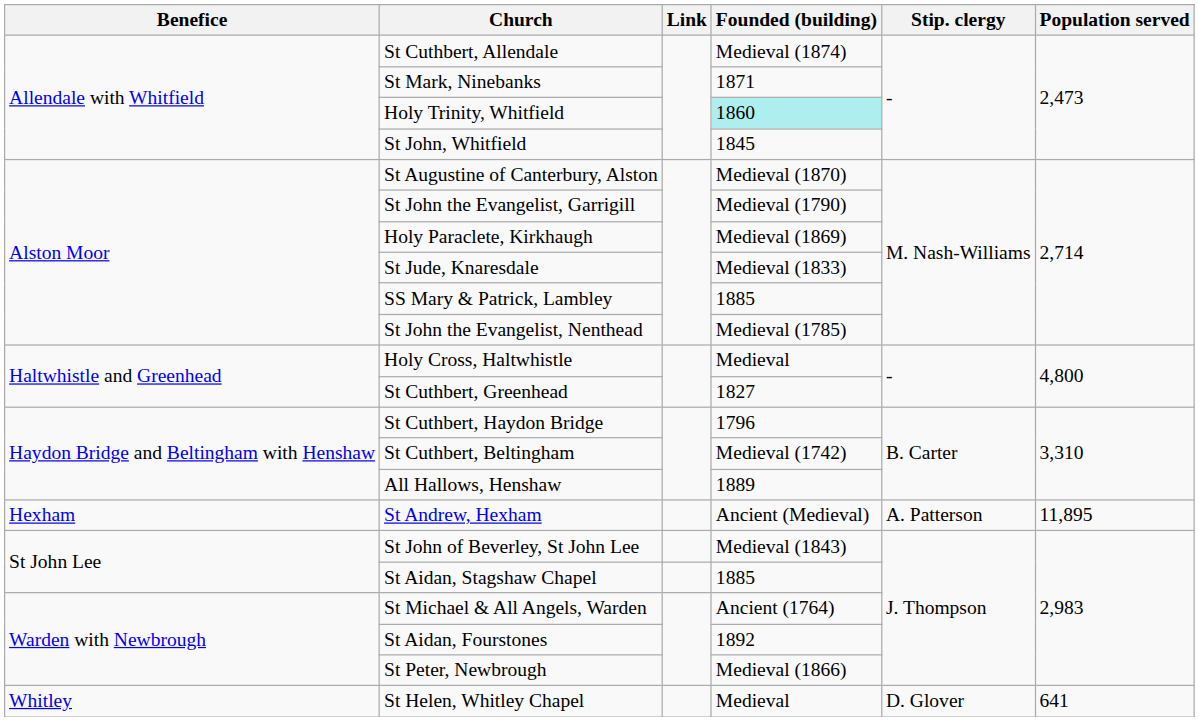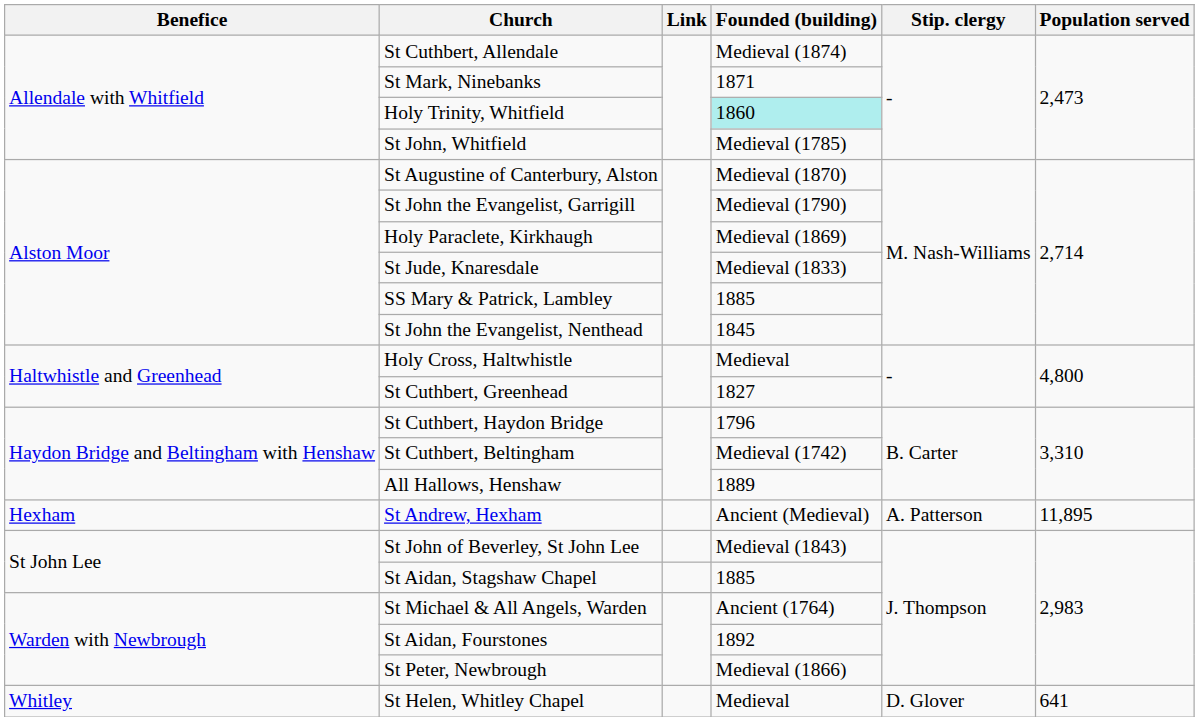(735, 143) 1845 -> (781, 143) Medieval (1785)
(781, 329) Medieval (1785) -> (735, 329) 1845
